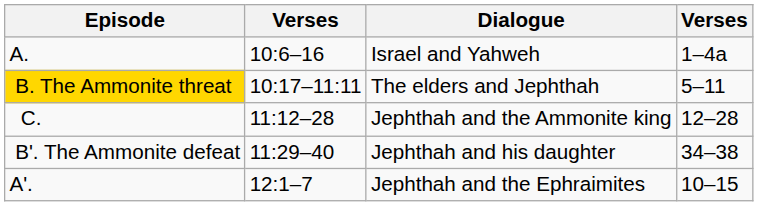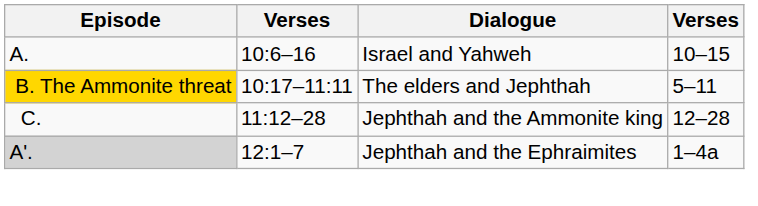(704, 53) 1–4a -> (701, 53) 10–15
- row: (493, 151)
(21, 184) no background -> (21, 151) lightgrey background
(710, 184) 10–15 -> (695, 151) 1–4a
